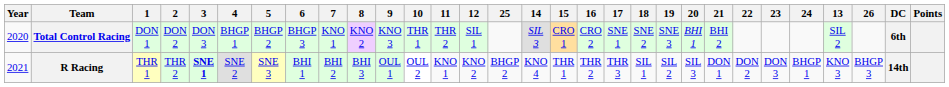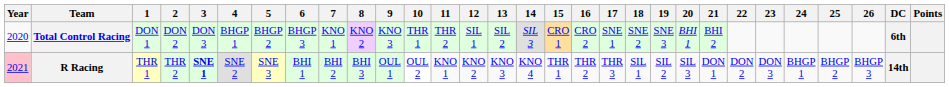columns swapped: (838, 12) <-> (505, 12)
(18, 67) no background -> (18, 67) pink background
